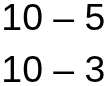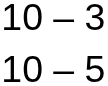rows swapped: (53, 69) <-> (53, 17)
